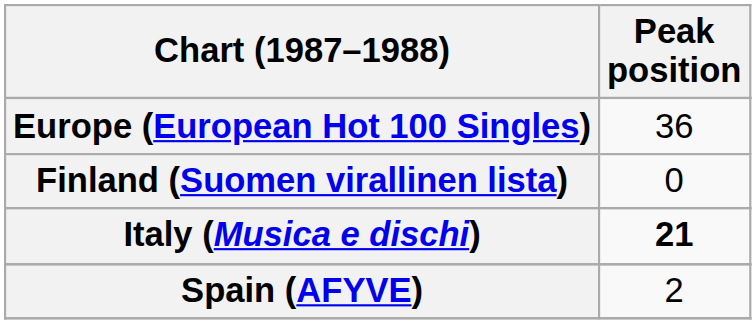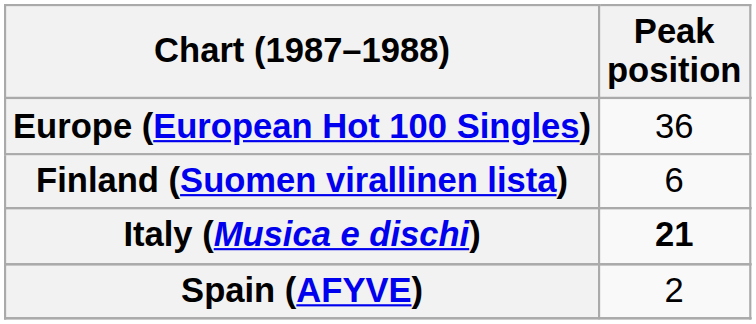(674, 180) 0 -> (674, 180) 6
